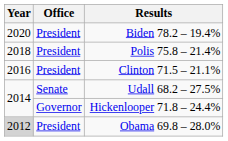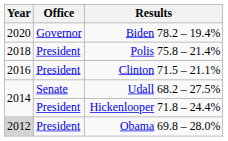(58, 32) President -> (59, 32) Governor
(59, 107) Governor -> (58, 107) President
